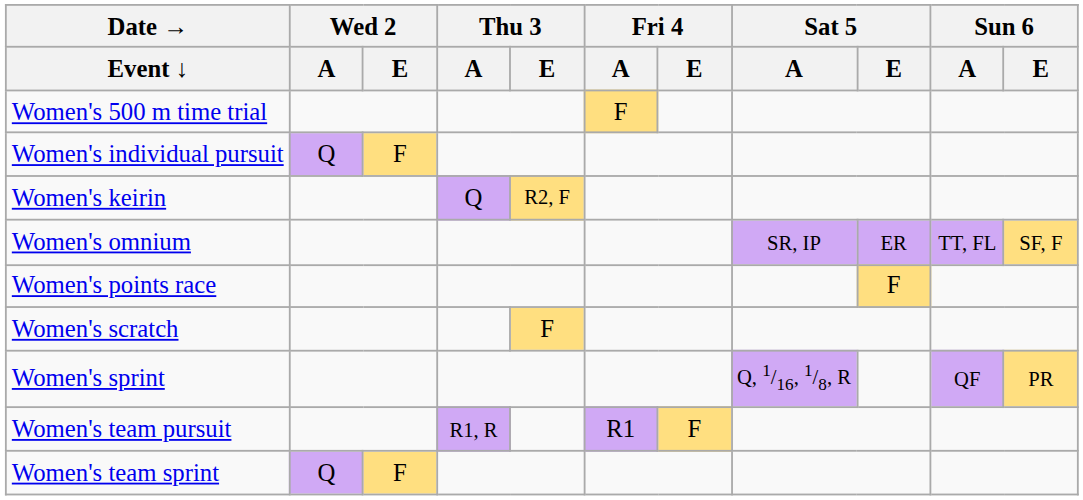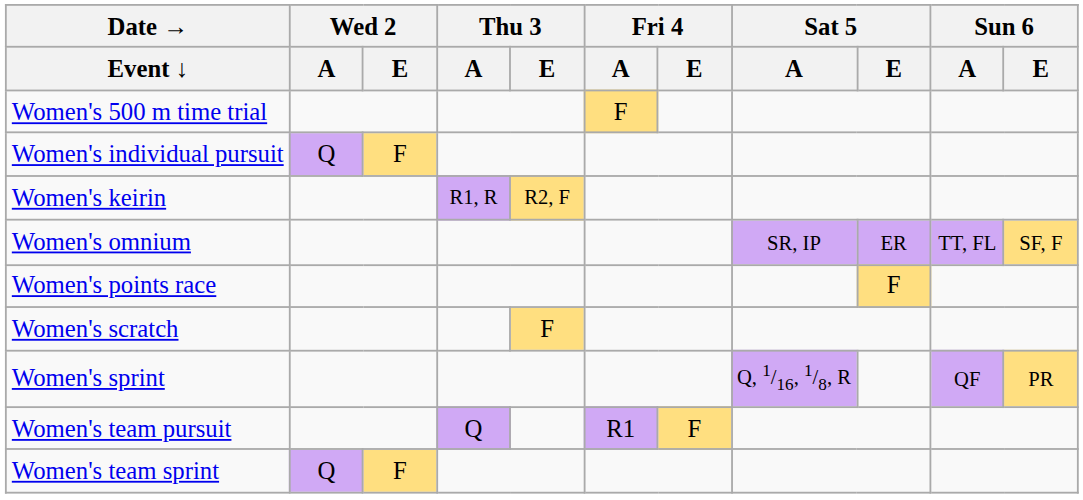(474, 198) Q -> (474, 198) R1, R
(474, 429) R1, R -> (474, 428) Q
